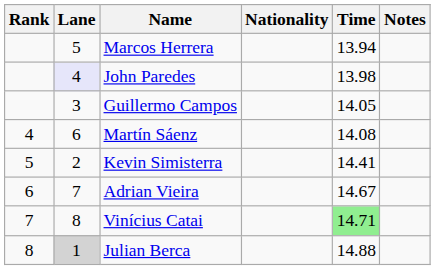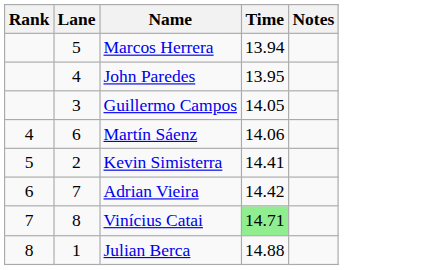- column: (287, 19)
(76, 76) lavender background -> (76, 76) no background
(356, 76) 13.98 -> (265, 76) 13.95
(356, 134) 14.08 -> (265, 134) 14.06
(356, 192) 14.67 -> (265, 192) 14.42
(76, 249) lightgrey background -> (76, 249) no background
